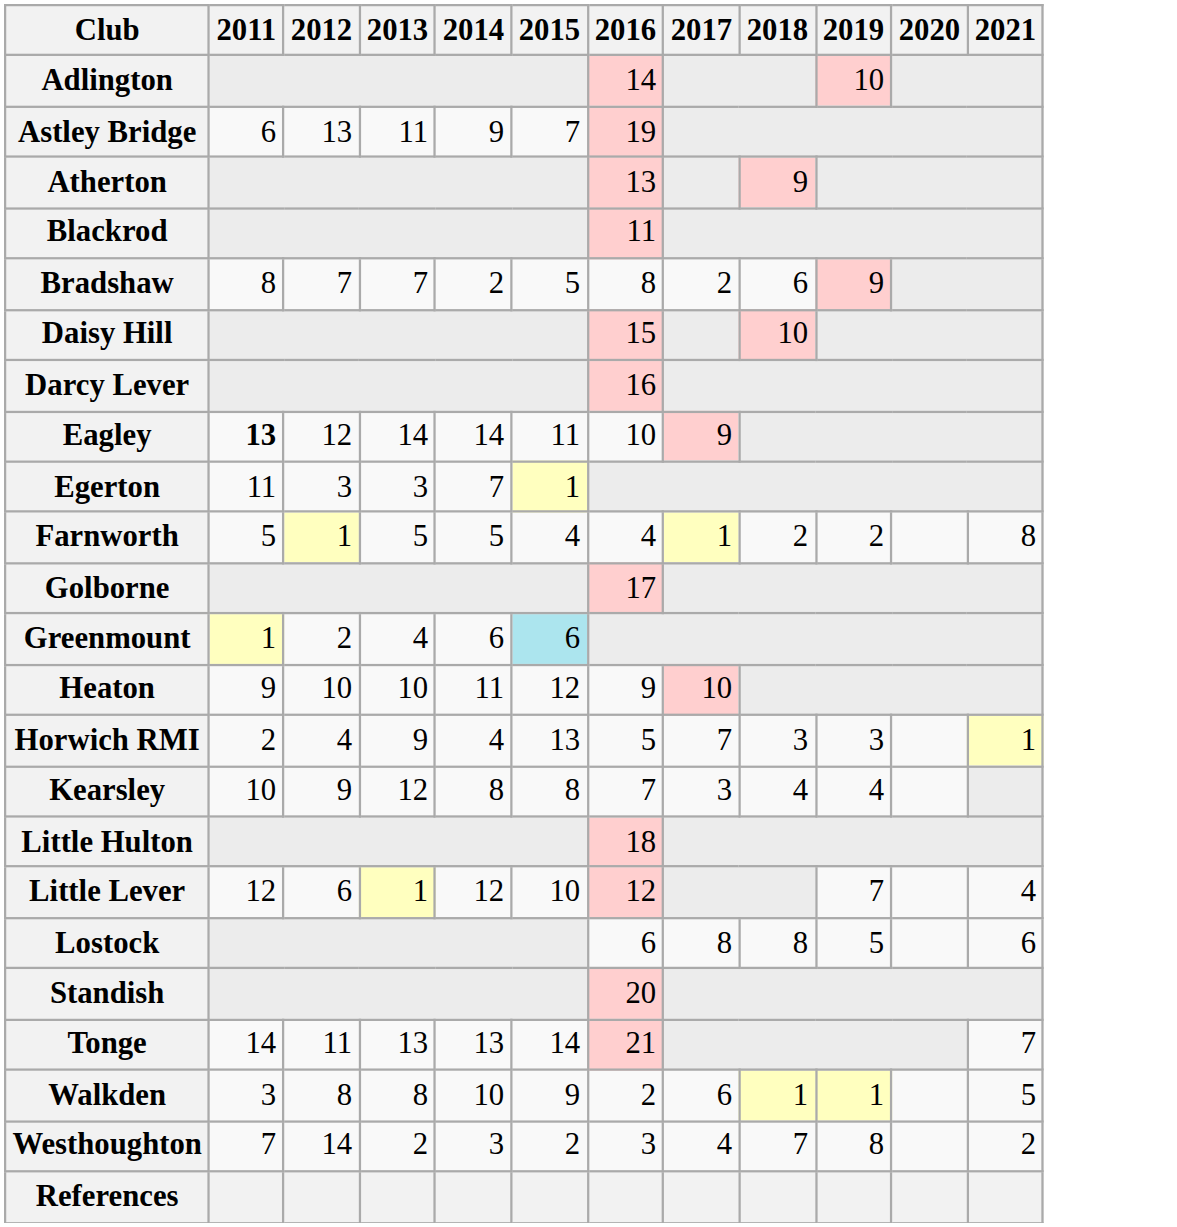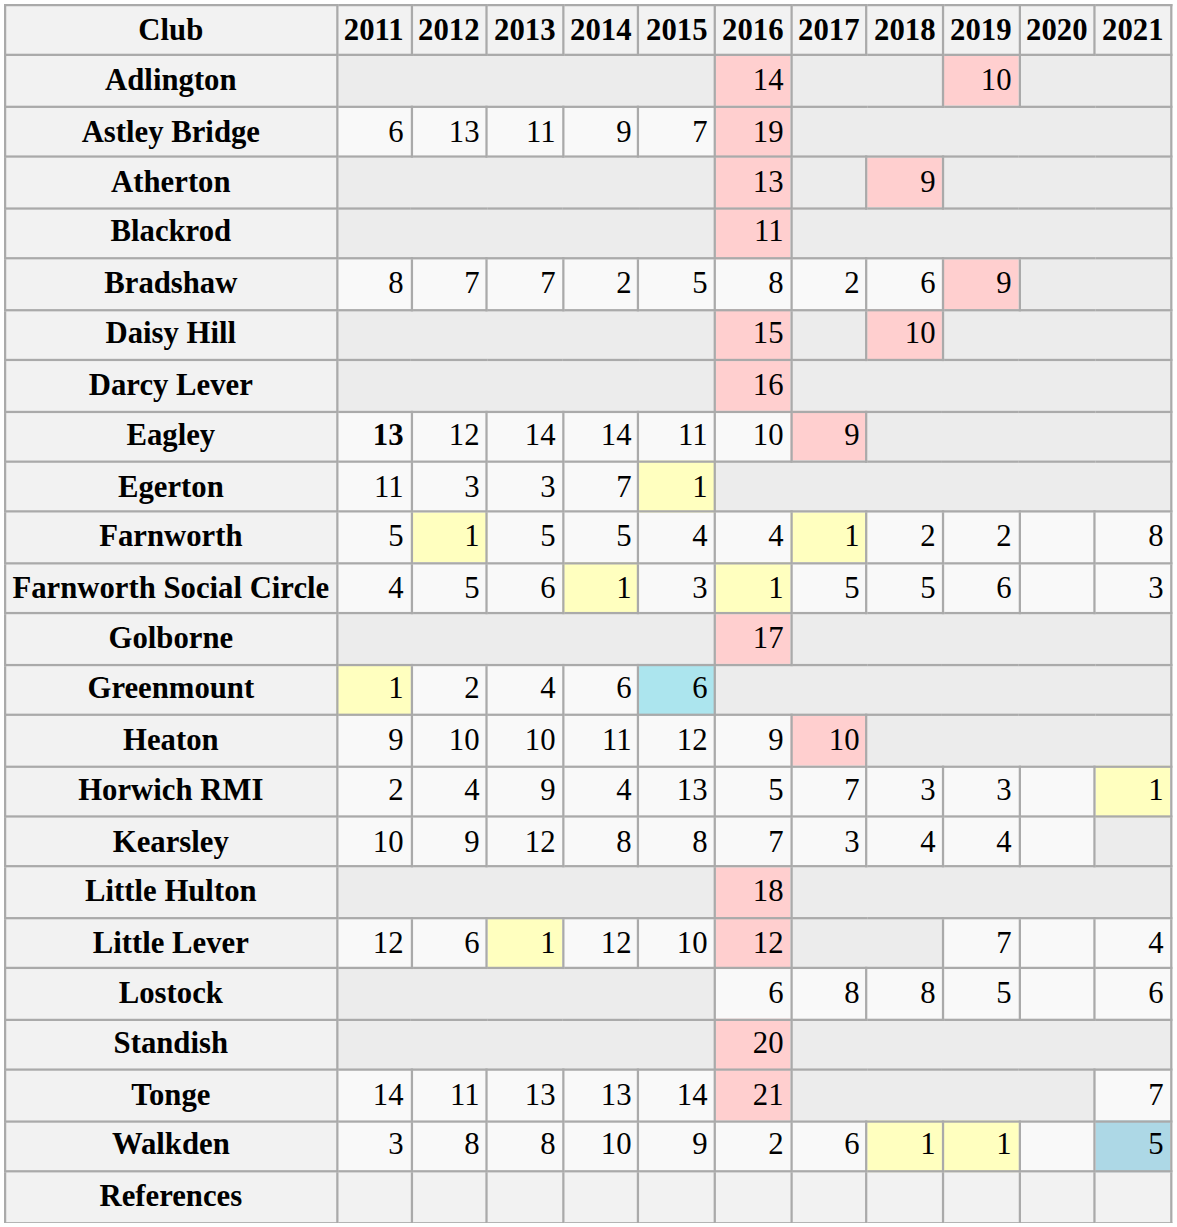+ row: (171, 587)
(1028, 1094) no background -> (1156, 1145) lightblue background
- row: (107, 1145)
